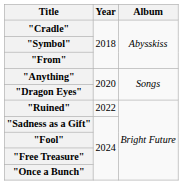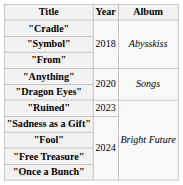(106, 108) 2022 -> (106, 108) 2023
